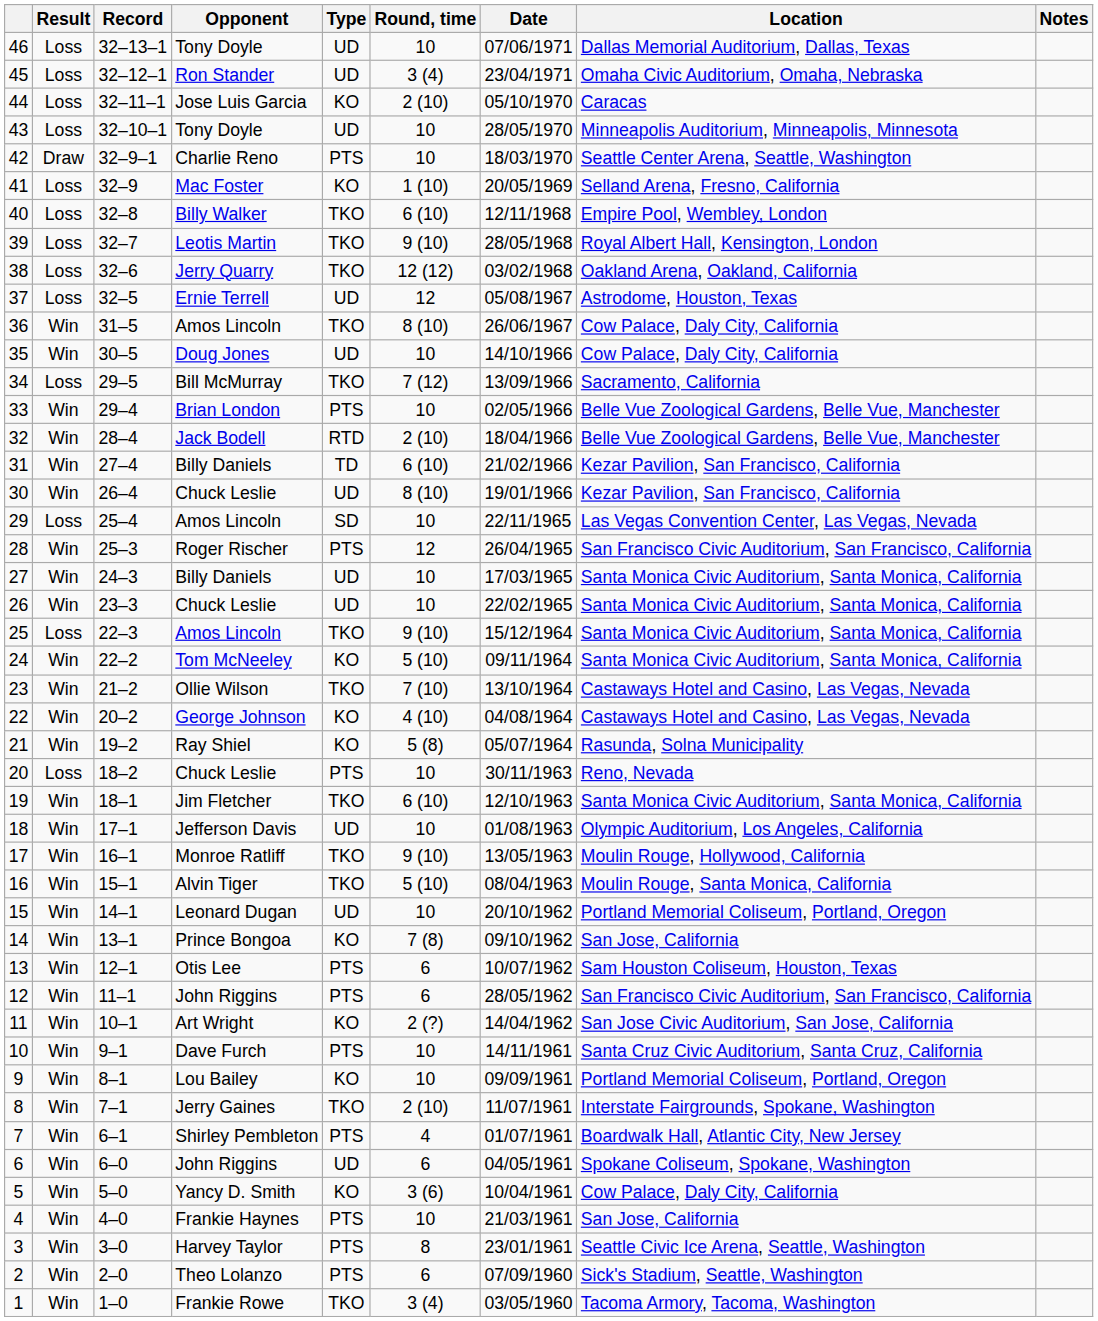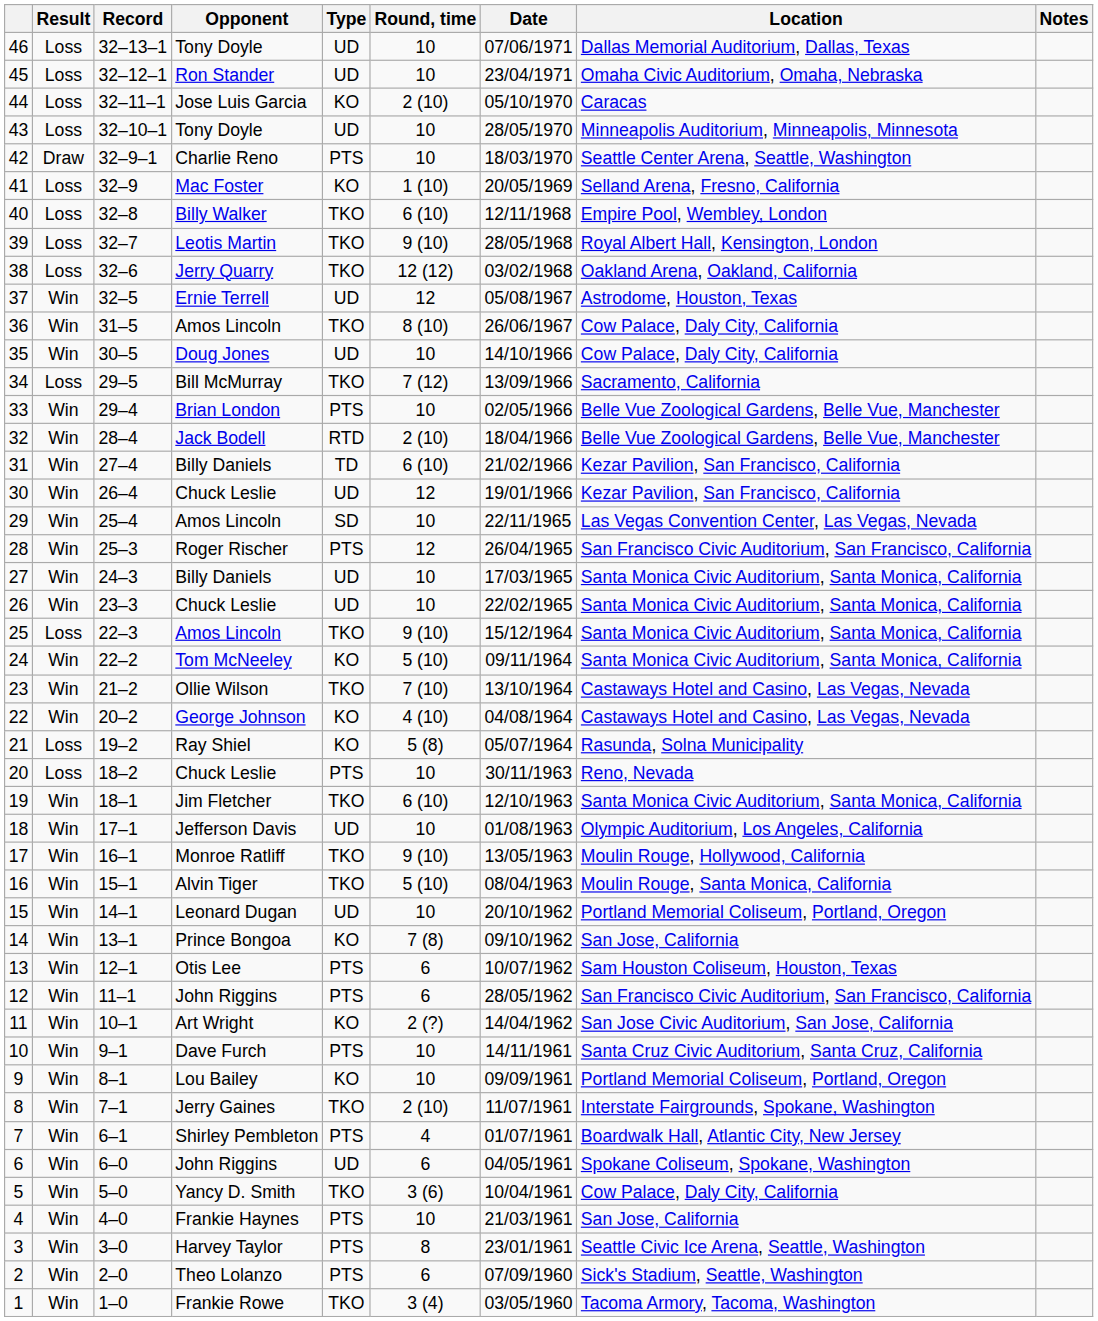(425, 75) 3 (4) -> (425, 75) 10
(63, 298) Loss -> (63, 298) Win
(425, 493) 8 (10) -> (425, 493) 12
(63, 521) Loss -> (63, 521) Win
(63, 744) Win -> (63, 744) Loss
(346, 1191) KO -> (346, 1191) TKO
